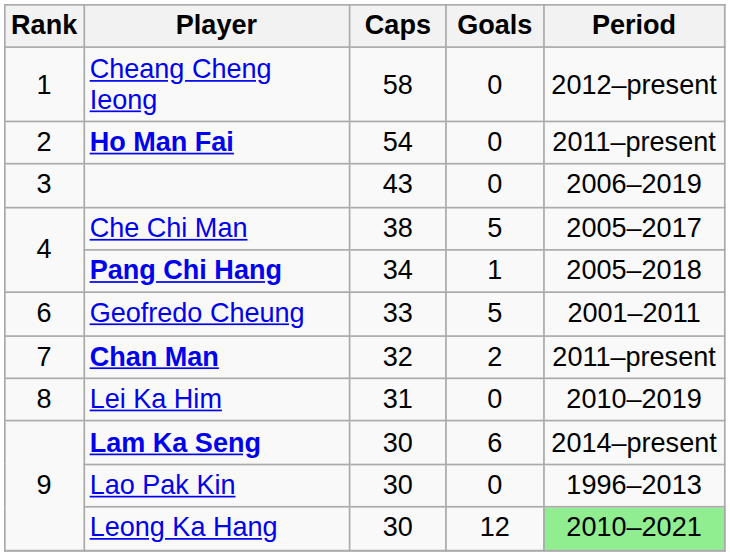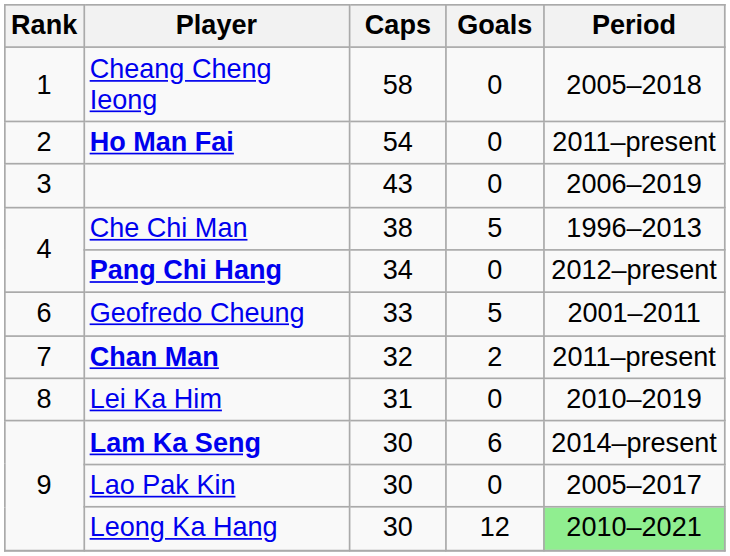(634, 84) 2012–present -> (634, 84) 2005–2018
(634, 227) 2005–2017 -> (634, 227) 1996–2013
(495, 270) 1 -> (495, 270) 0
(634, 270) 2005–2018 -> (634, 270) 2012–present
(634, 485) 1996–2013 -> (634, 485) 2005–2017
